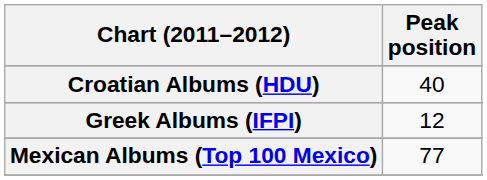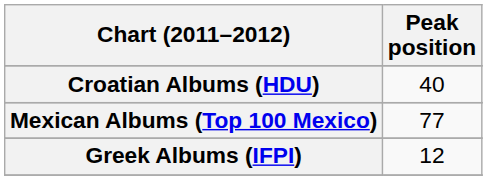rows swapped: (194, 120) <-> (194, 156)
